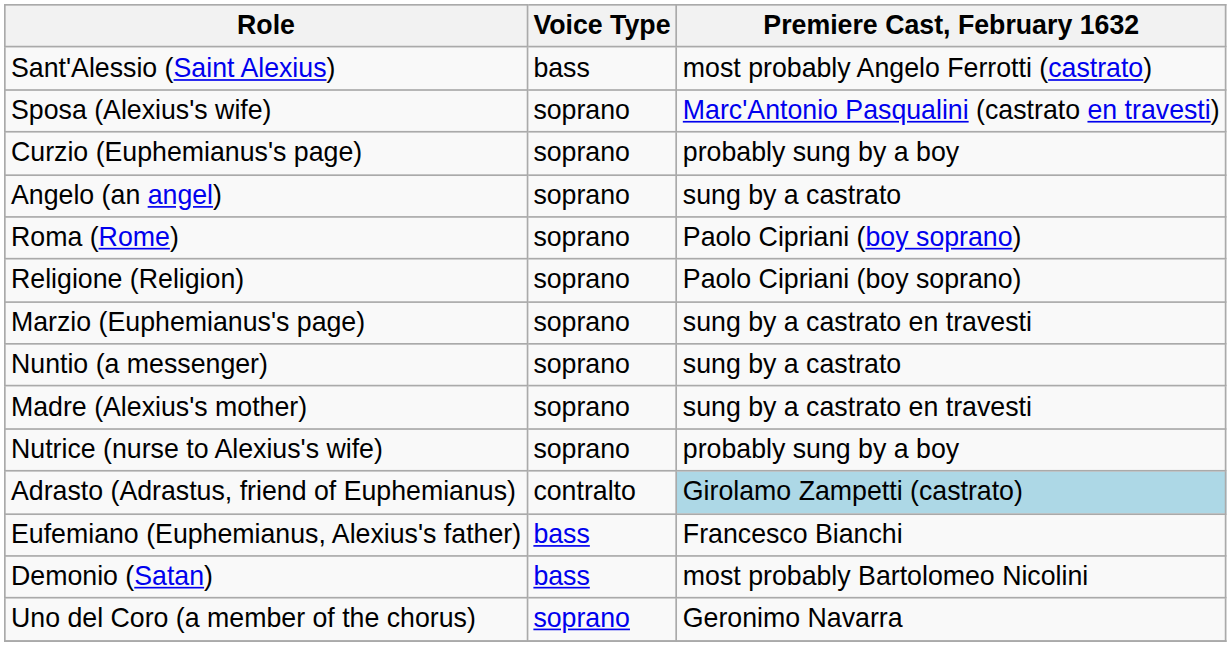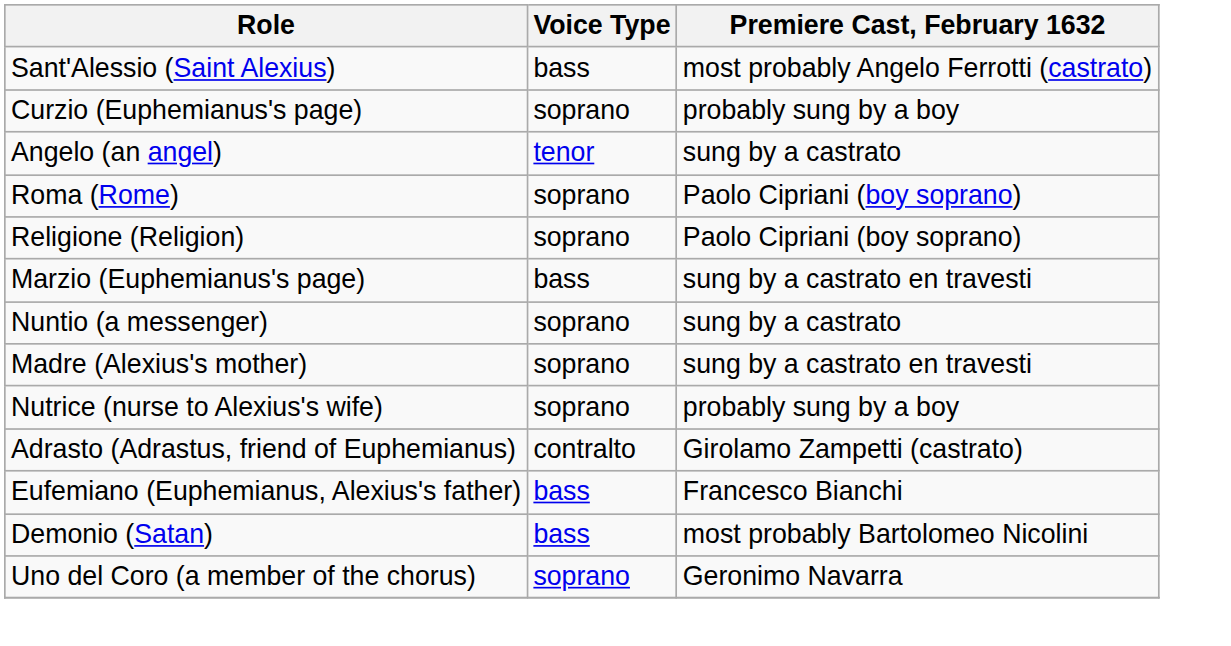- row: (141, 110)
(582, 195) soprano -> (564, 152) tenor
(582, 322) soprano -> (562, 279) bass
(853, 491) lightblue background -> (853, 449) no background
